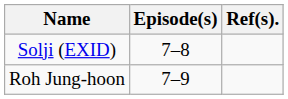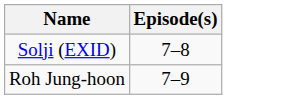- column: (253, 19)
